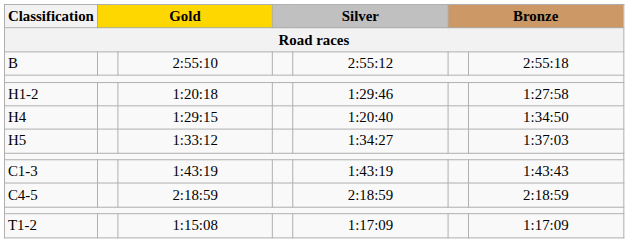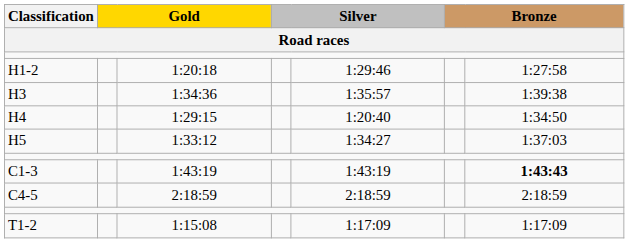- row: (13, 63)
+ row: (17, 93)
(546, 171) normal -> (544, 171) bold
